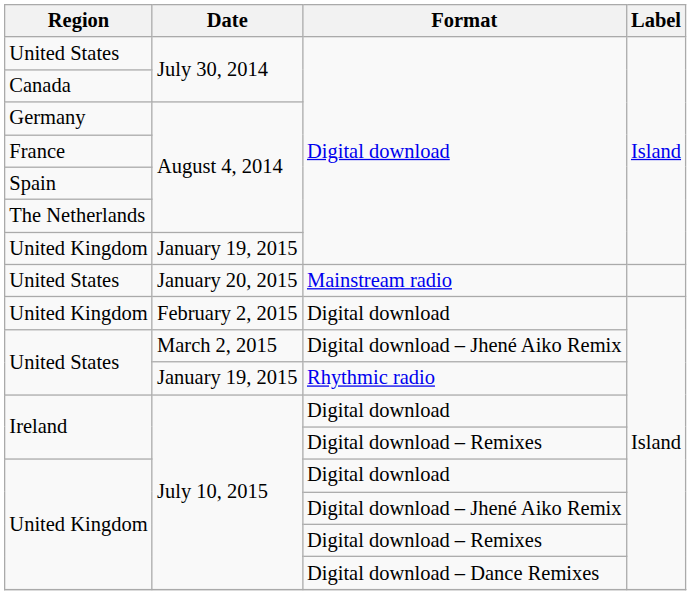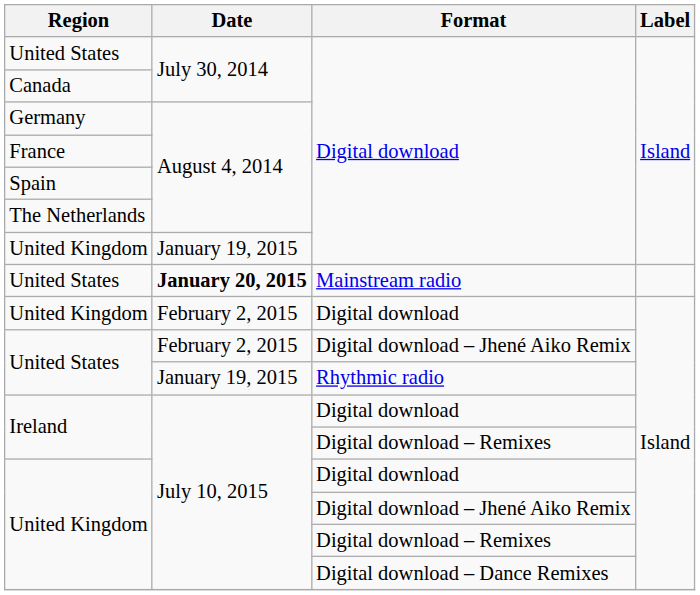(227, 280) normal -> (232, 280) bold
(217, 345) March 2, 2015 -> (227, 345) February 2, 2015
